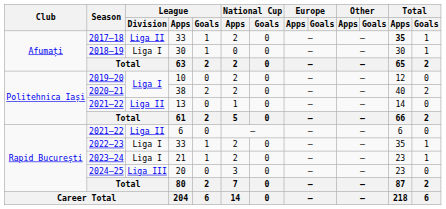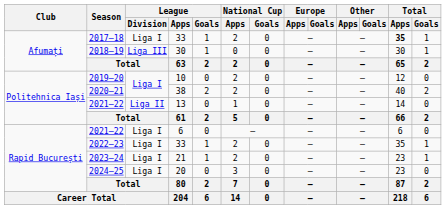(147, 38) Liga II -> (147, 38) Liga I
(147, 51) Liga I -> (147, 51) Liga III
(147, 131) Liga II -> (147, 131) Liga I
(147, 171) Liga III -> (147, 171) Liga I
